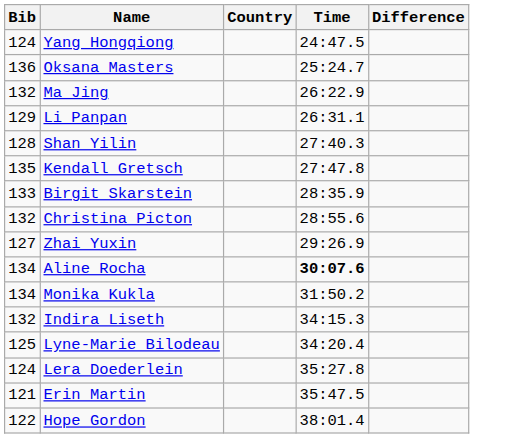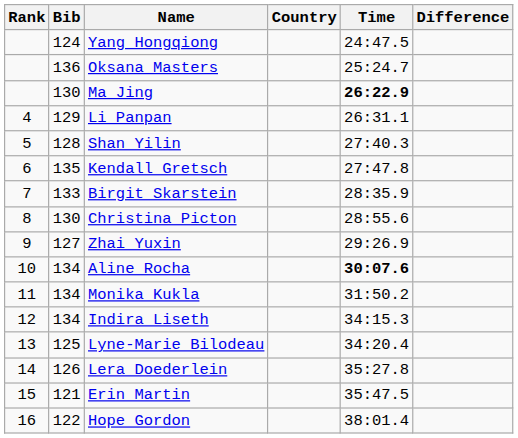+ column: (27, 17)
(22, 93) 132 -> (67, 93) 130
(332, 93) normal -> (377, 93) bold
(22, 219) 132 -> (67, 219) 130
(22, 320) 132 -> (67, 320) 134
(22, 370) 124 -> (67, 370) 126
